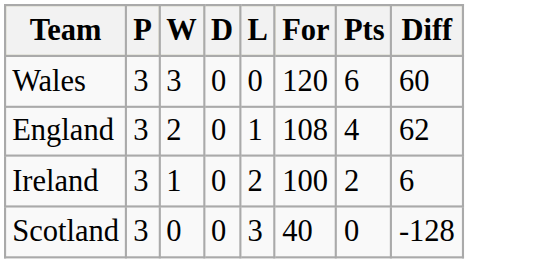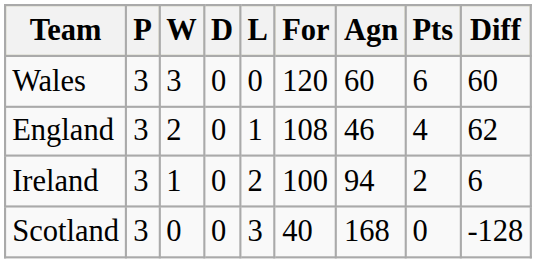+ column: (371, 30)
